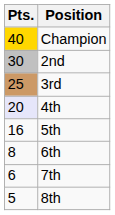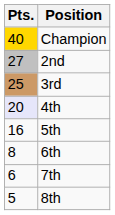(16, 61) 30 -> (16, 61) 27
